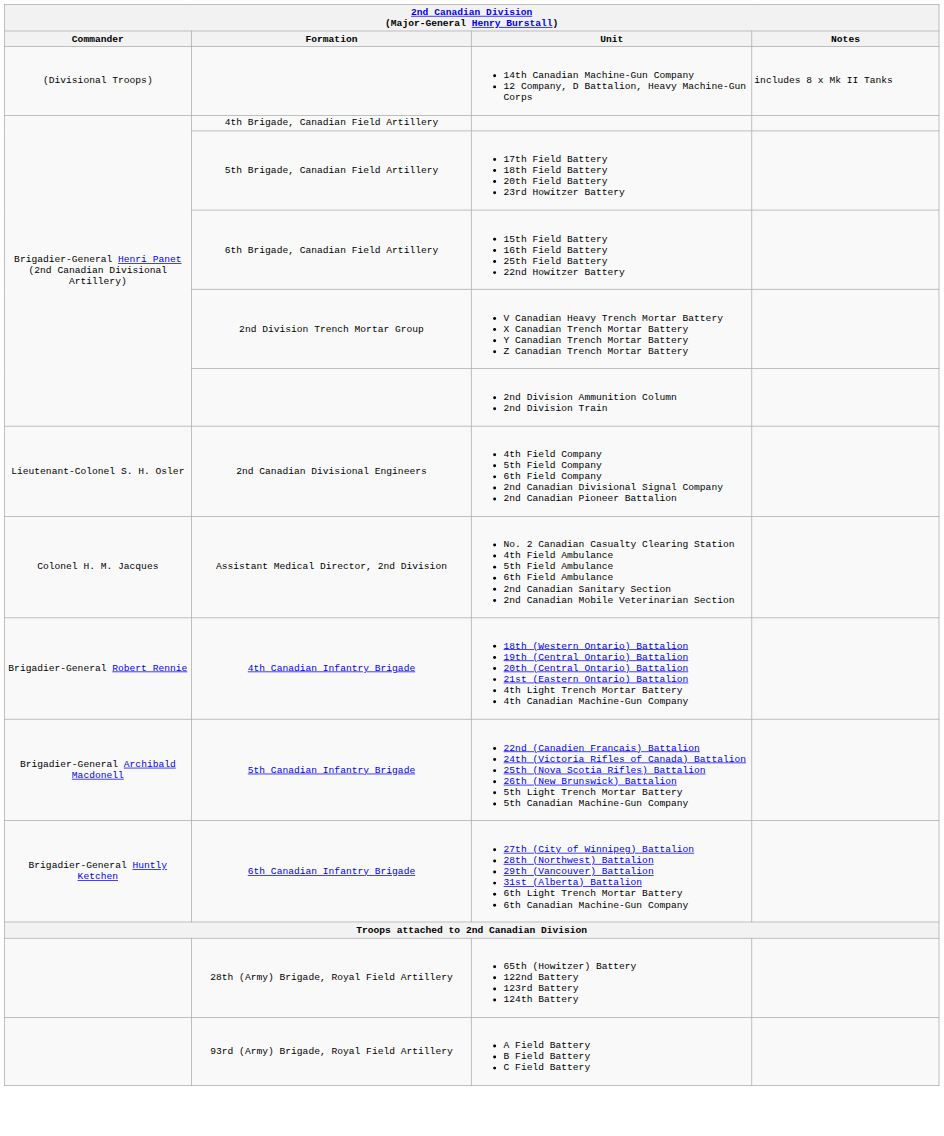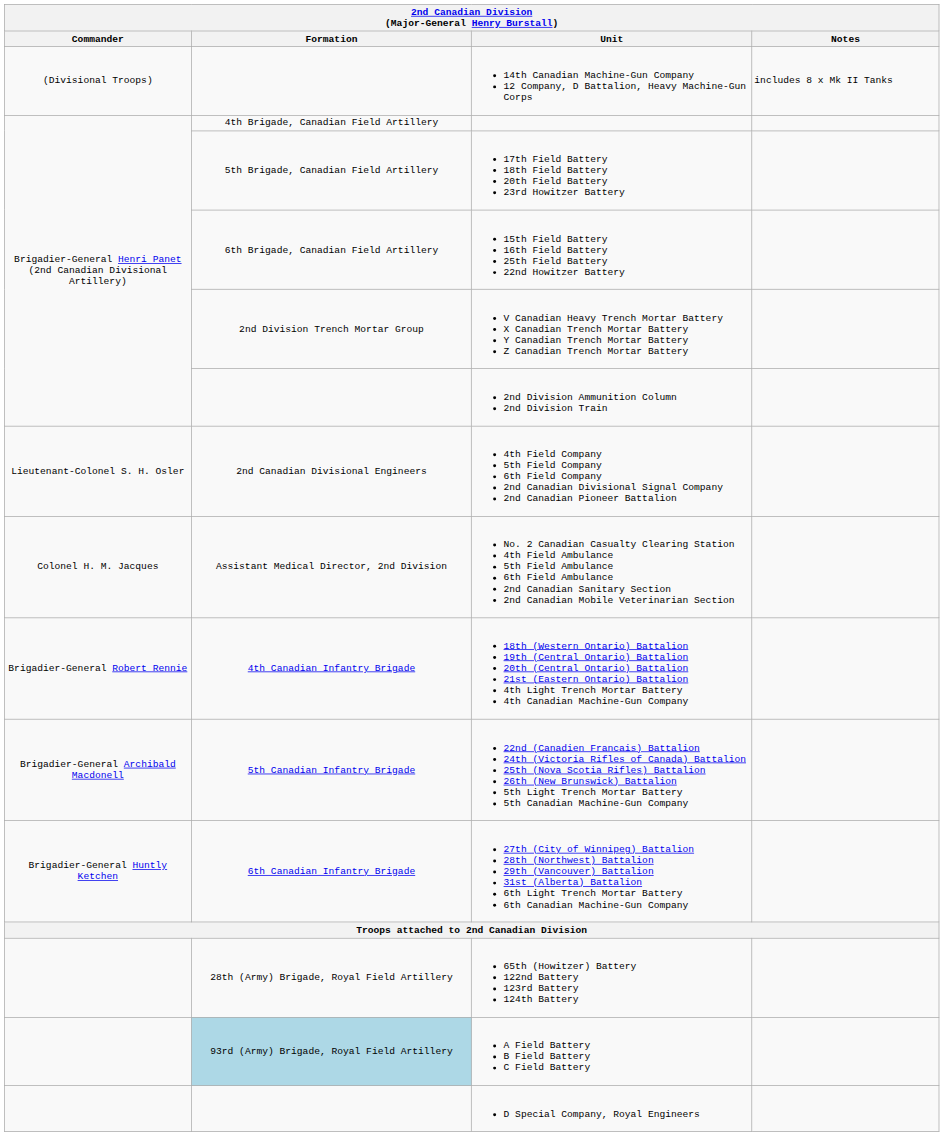(331, 1051) no background -> (331, 1051) lightblue background
+ row: (612, 1114)
